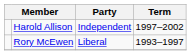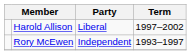(104, 27) Independent -> (92, 27) Liberal
(92, 42) Liberal -> (104, 42) Independent
